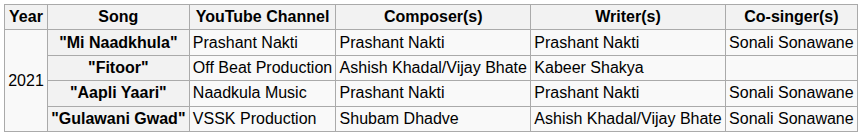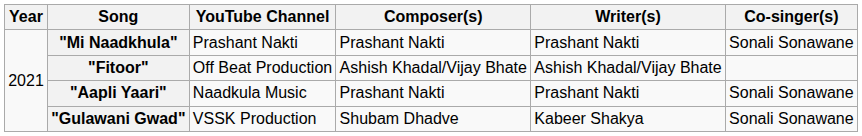(589, 67) Kabeer Shakya -> (628, 67) Ashish Khadal/Vijay Bhate
(628, 118) Ashish Khadal/Vijay Bhate -> (589, 118) Kabeer Shakya
